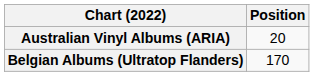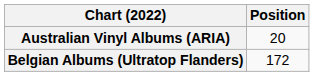(278, 60) 170 -> (278, 60) 172
